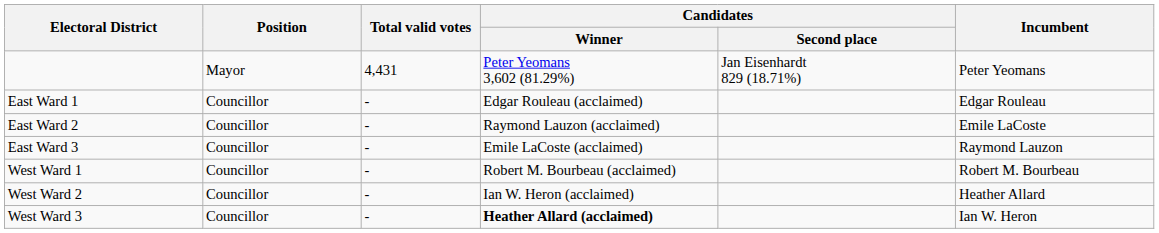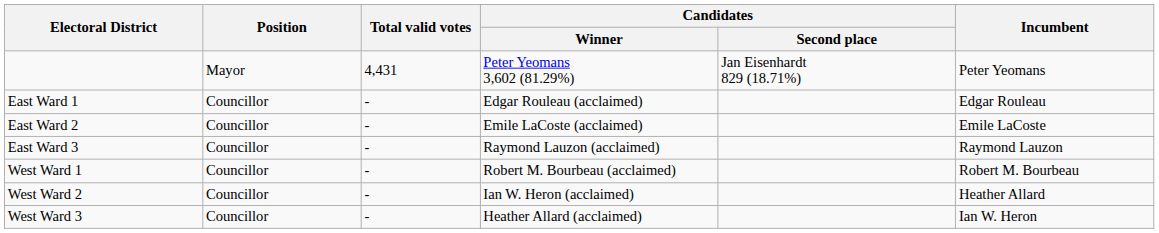(572, 124) Raymond Lauzon (acclaimed) -> (563, 124) Emile LaCoste (acclaimed)
(563, 147) Emile LaCoste (acclaimed) -> (572, 147) Raymond Lauzon (acclaimed)
(568, 217) bold -> (563, 217) normal
